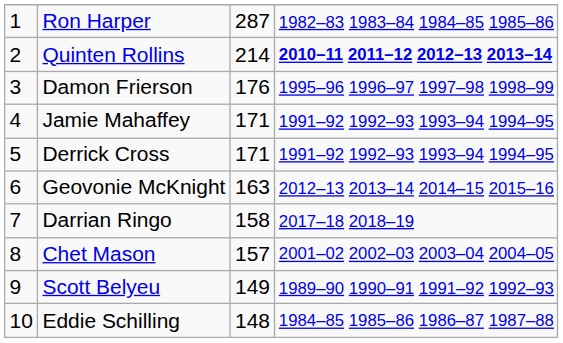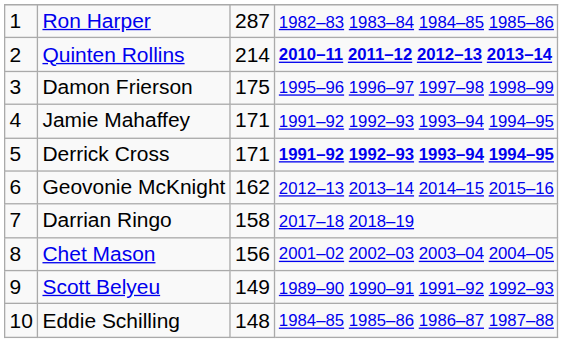(253, 87) 176 -> (253, 87) 175
(416, 154) normal -> (416, 154) bold
(253, 187) 163 -> (253, 187) 162
(253, 253) 157 -> (253, 253) 156
